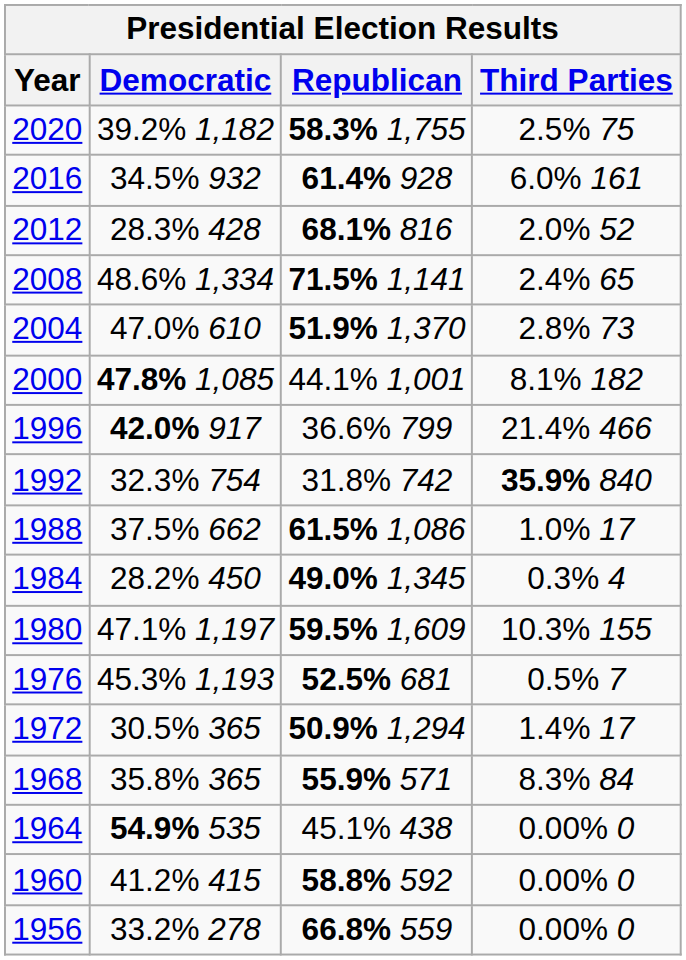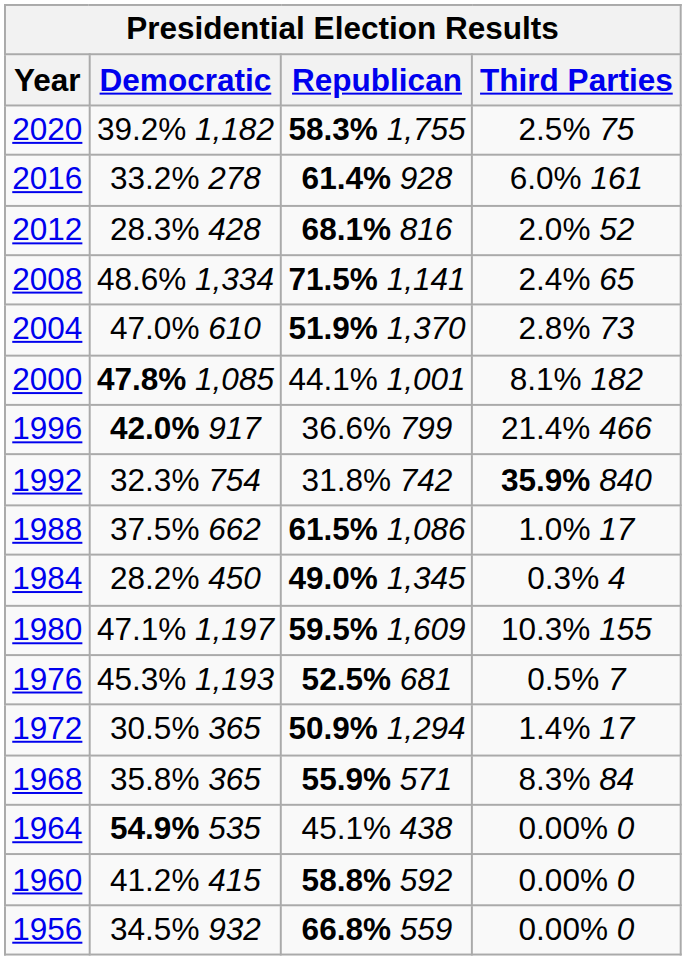(185, 179) 34.5% 932 -> (185, 179) 33.2% 278
(185, 929) 33.2% 278 -> (185, 929) 34.5% 932
